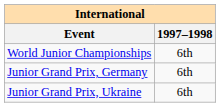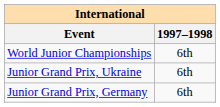rows swapped: (77, 72) <-> (74, 92)
